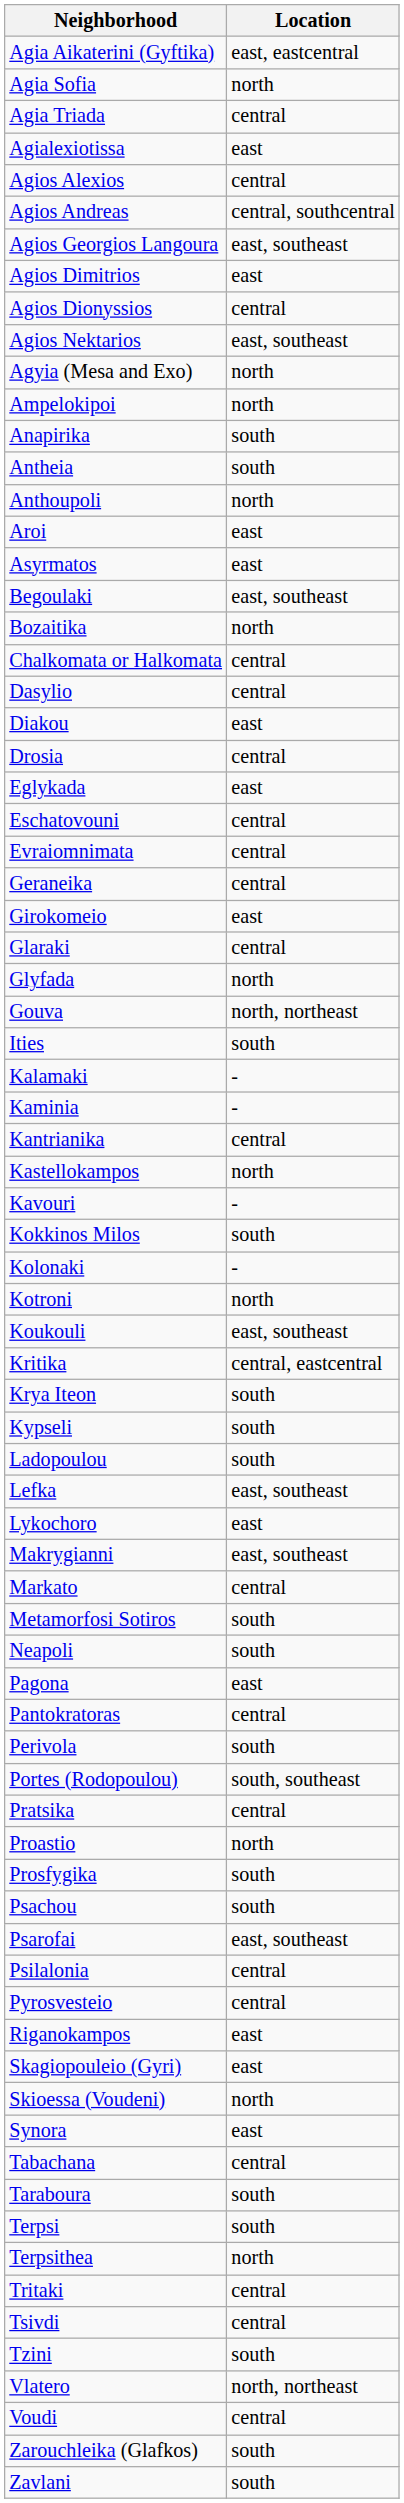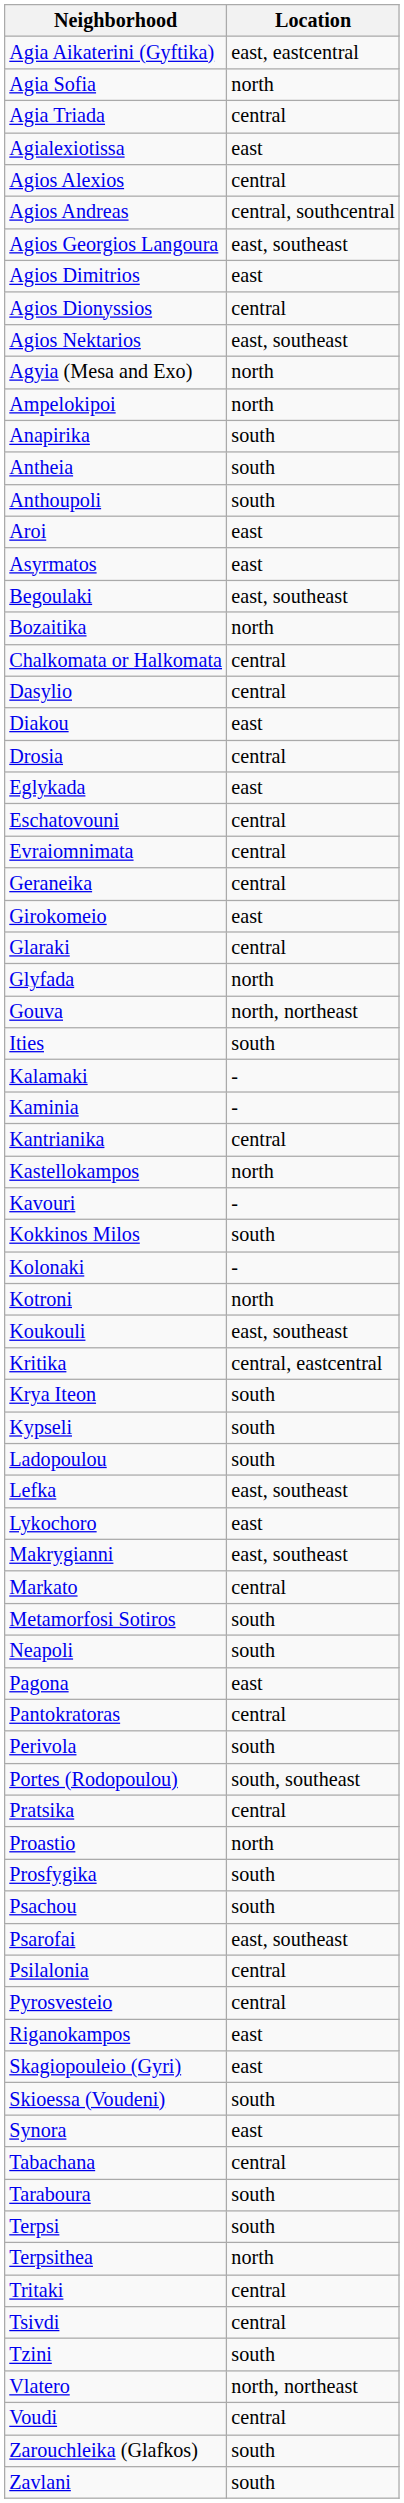(253, 500) north -> (253, 500) south
(253, 2098) north -> (253, 2098) south
